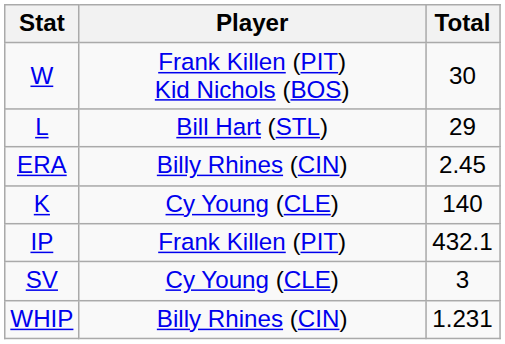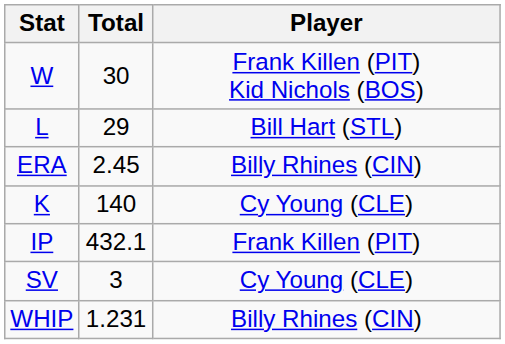columns swapped: (252, 23) <-> (462, 23)
